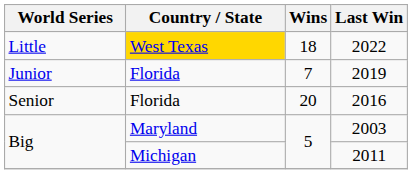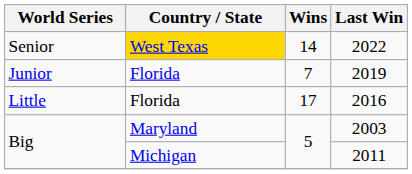(27, 45) Little -> (31, 45) Senior
(308, 45) 18 -> (308, 45) 14
(31, 100) Senior -> (27, 100) Little
(308, 100) 20 -> (308, 100) 17
